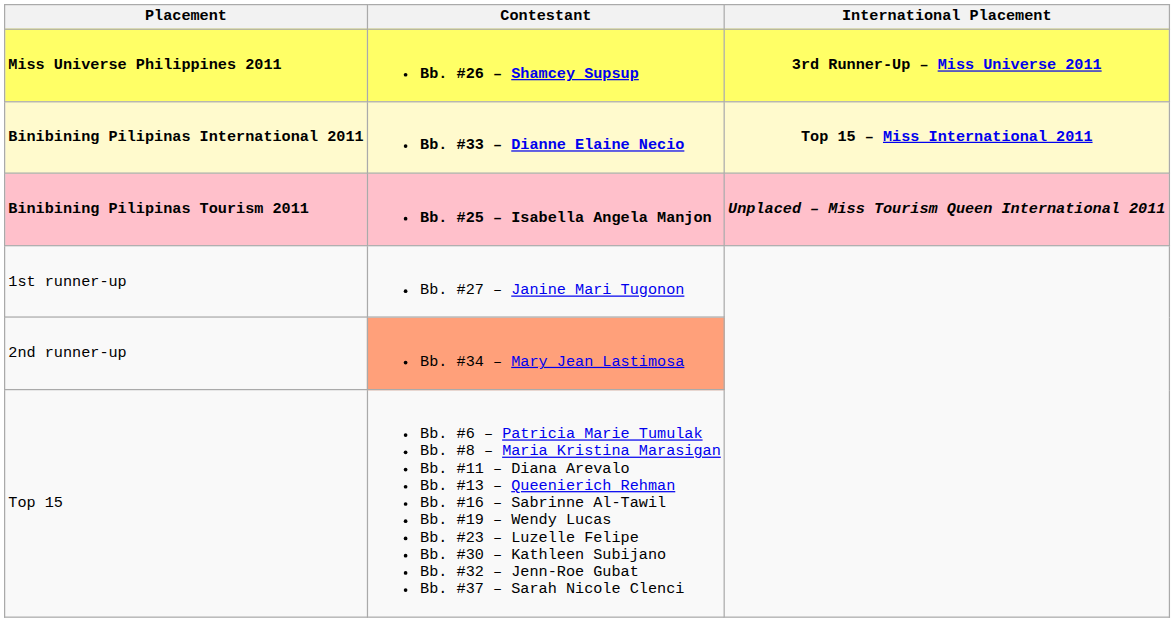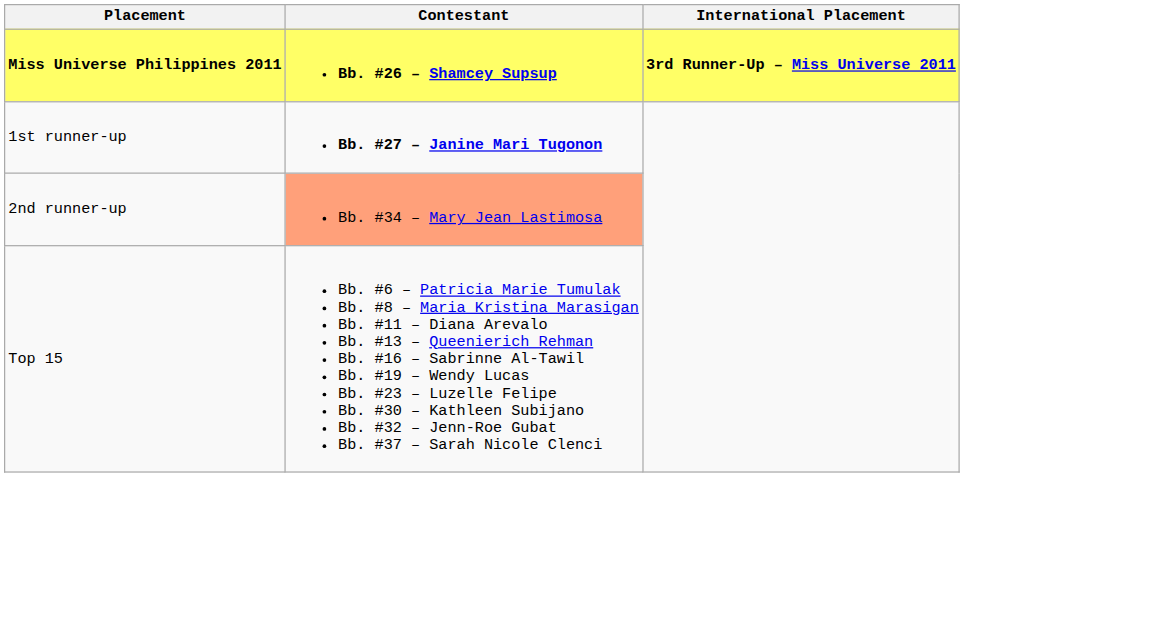- row: (186, 138)
- row: (159, 210)
(546, 290) normal -> (464, 146) bold
